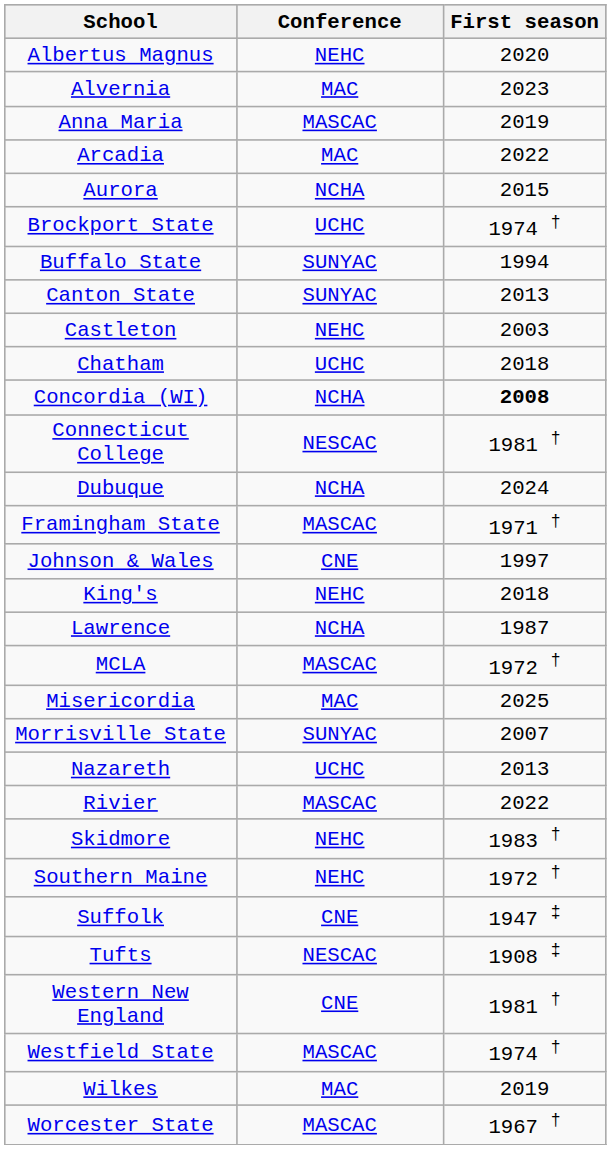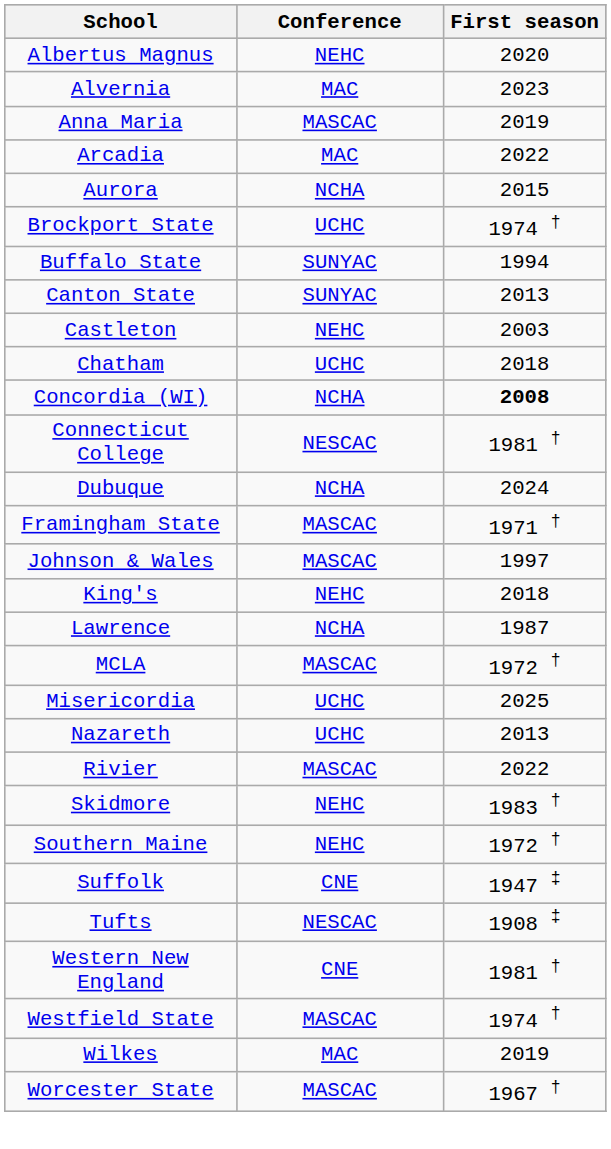(340, 561) CNE -> (340, 561) MASCAC
(340, 701) MAC -> (340, 701) UCHC
- row: (121, 735)
